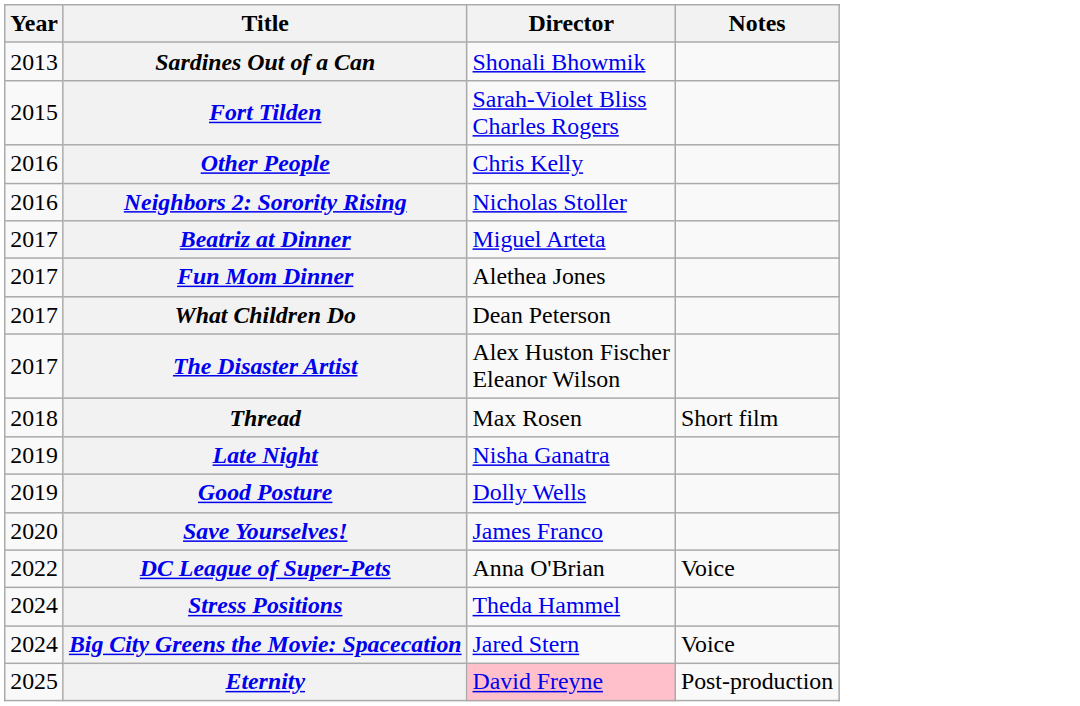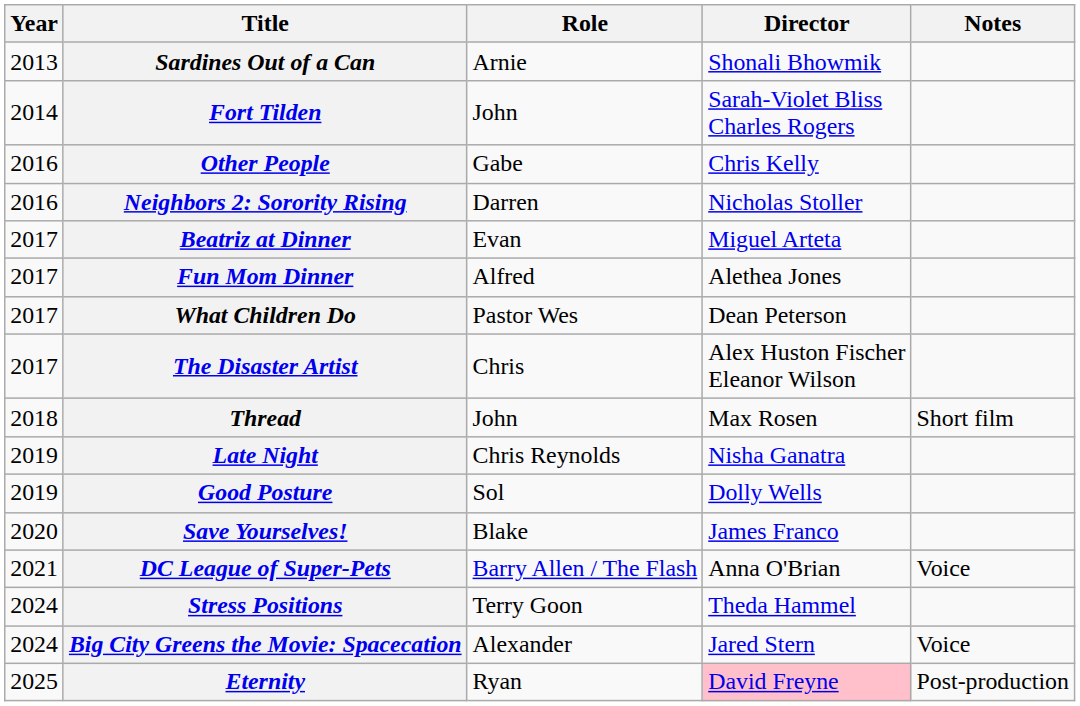+ column: (585, 23)
(34, 112) 2015 -> (34, 112) 2014
(34, 568) 2022 -> (34, 568) 2021
